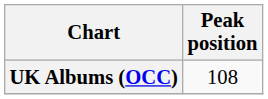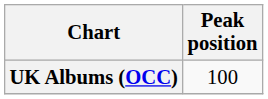(222, 76) 108 -> (222, 76) 100
